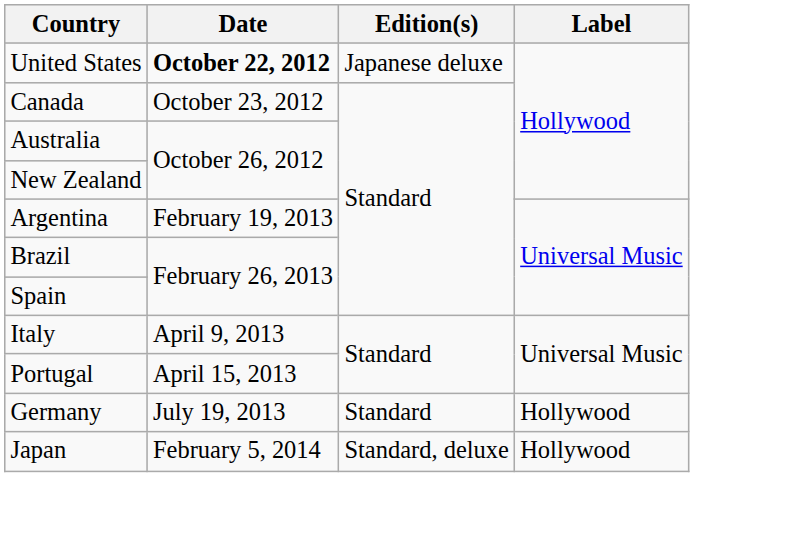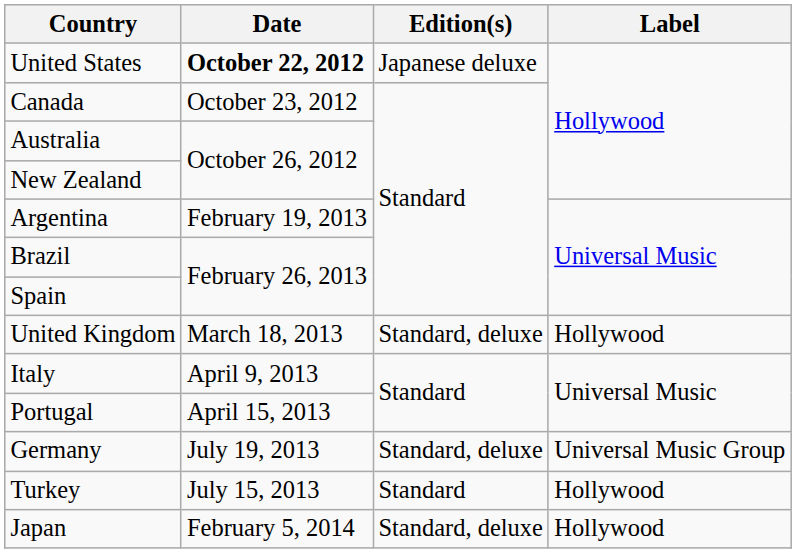+ row: (93, 334)
(388, 412) Standard -> (461, 450) Standard, deluxe
(575, 412) Hollywood -> (670, 450) Universal Music Group
+ row: (45, 489)
